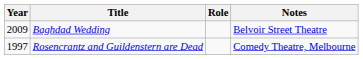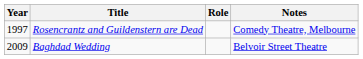rows swapped: (118, 46) <-> (71, 29)
